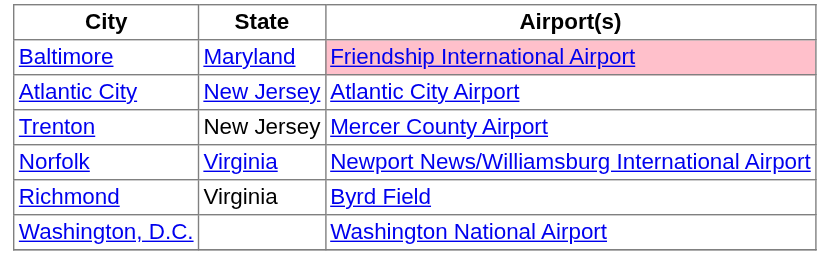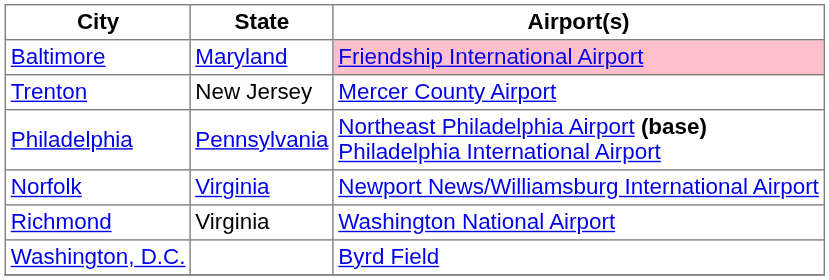- row: (78, 92)
+ row: (72, 139)
(381, 196) Byrd Field -> (477, 222) Washington National Airport
(469, 231) Washington National Airport -> (389, 257) Byrd Field
